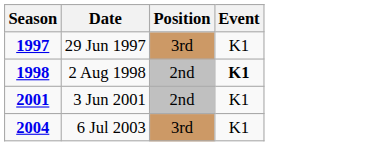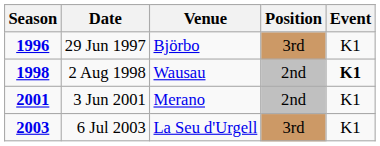+ column: (205, 18)
(33, 45) 1997 -> (33, 45) 1996
(33, 127) 2004 -> (33, 127) 2003
